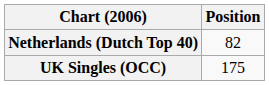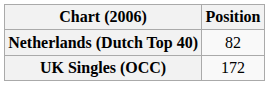(233, 67) 175 -> (233, 67) 172
